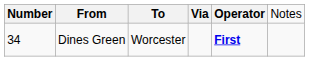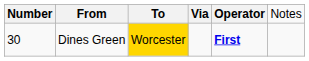(14, 39) 34 -> (14, 39) 30
(158, 39) no background -> (158, 39) gold background
